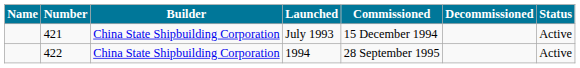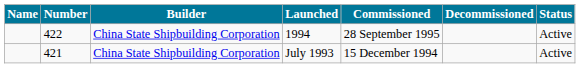rows swapped: (309, 33) <-> (298, 53)
